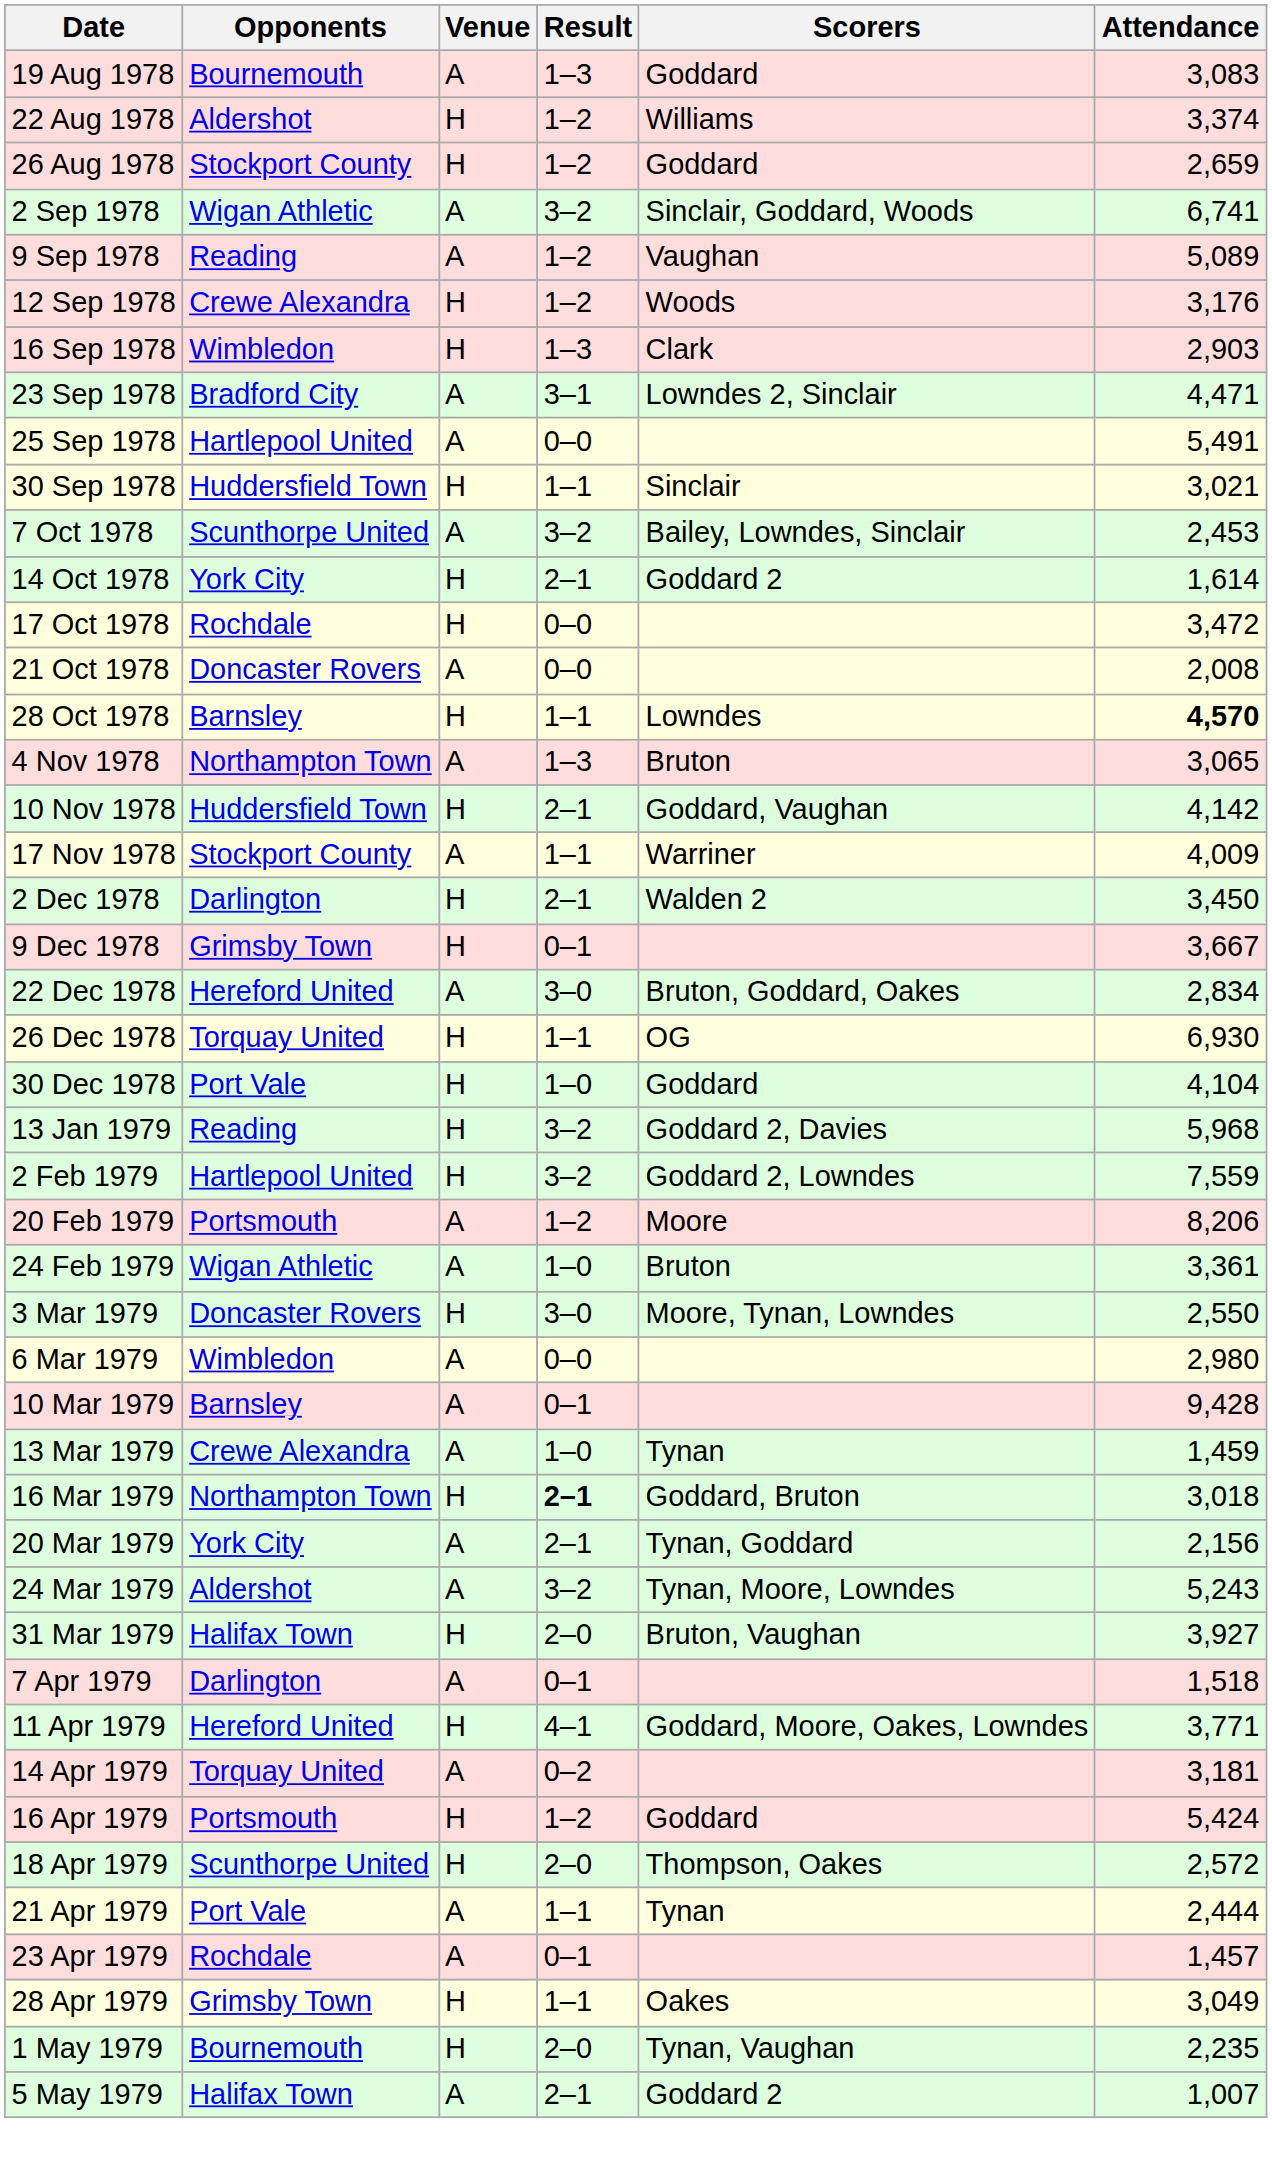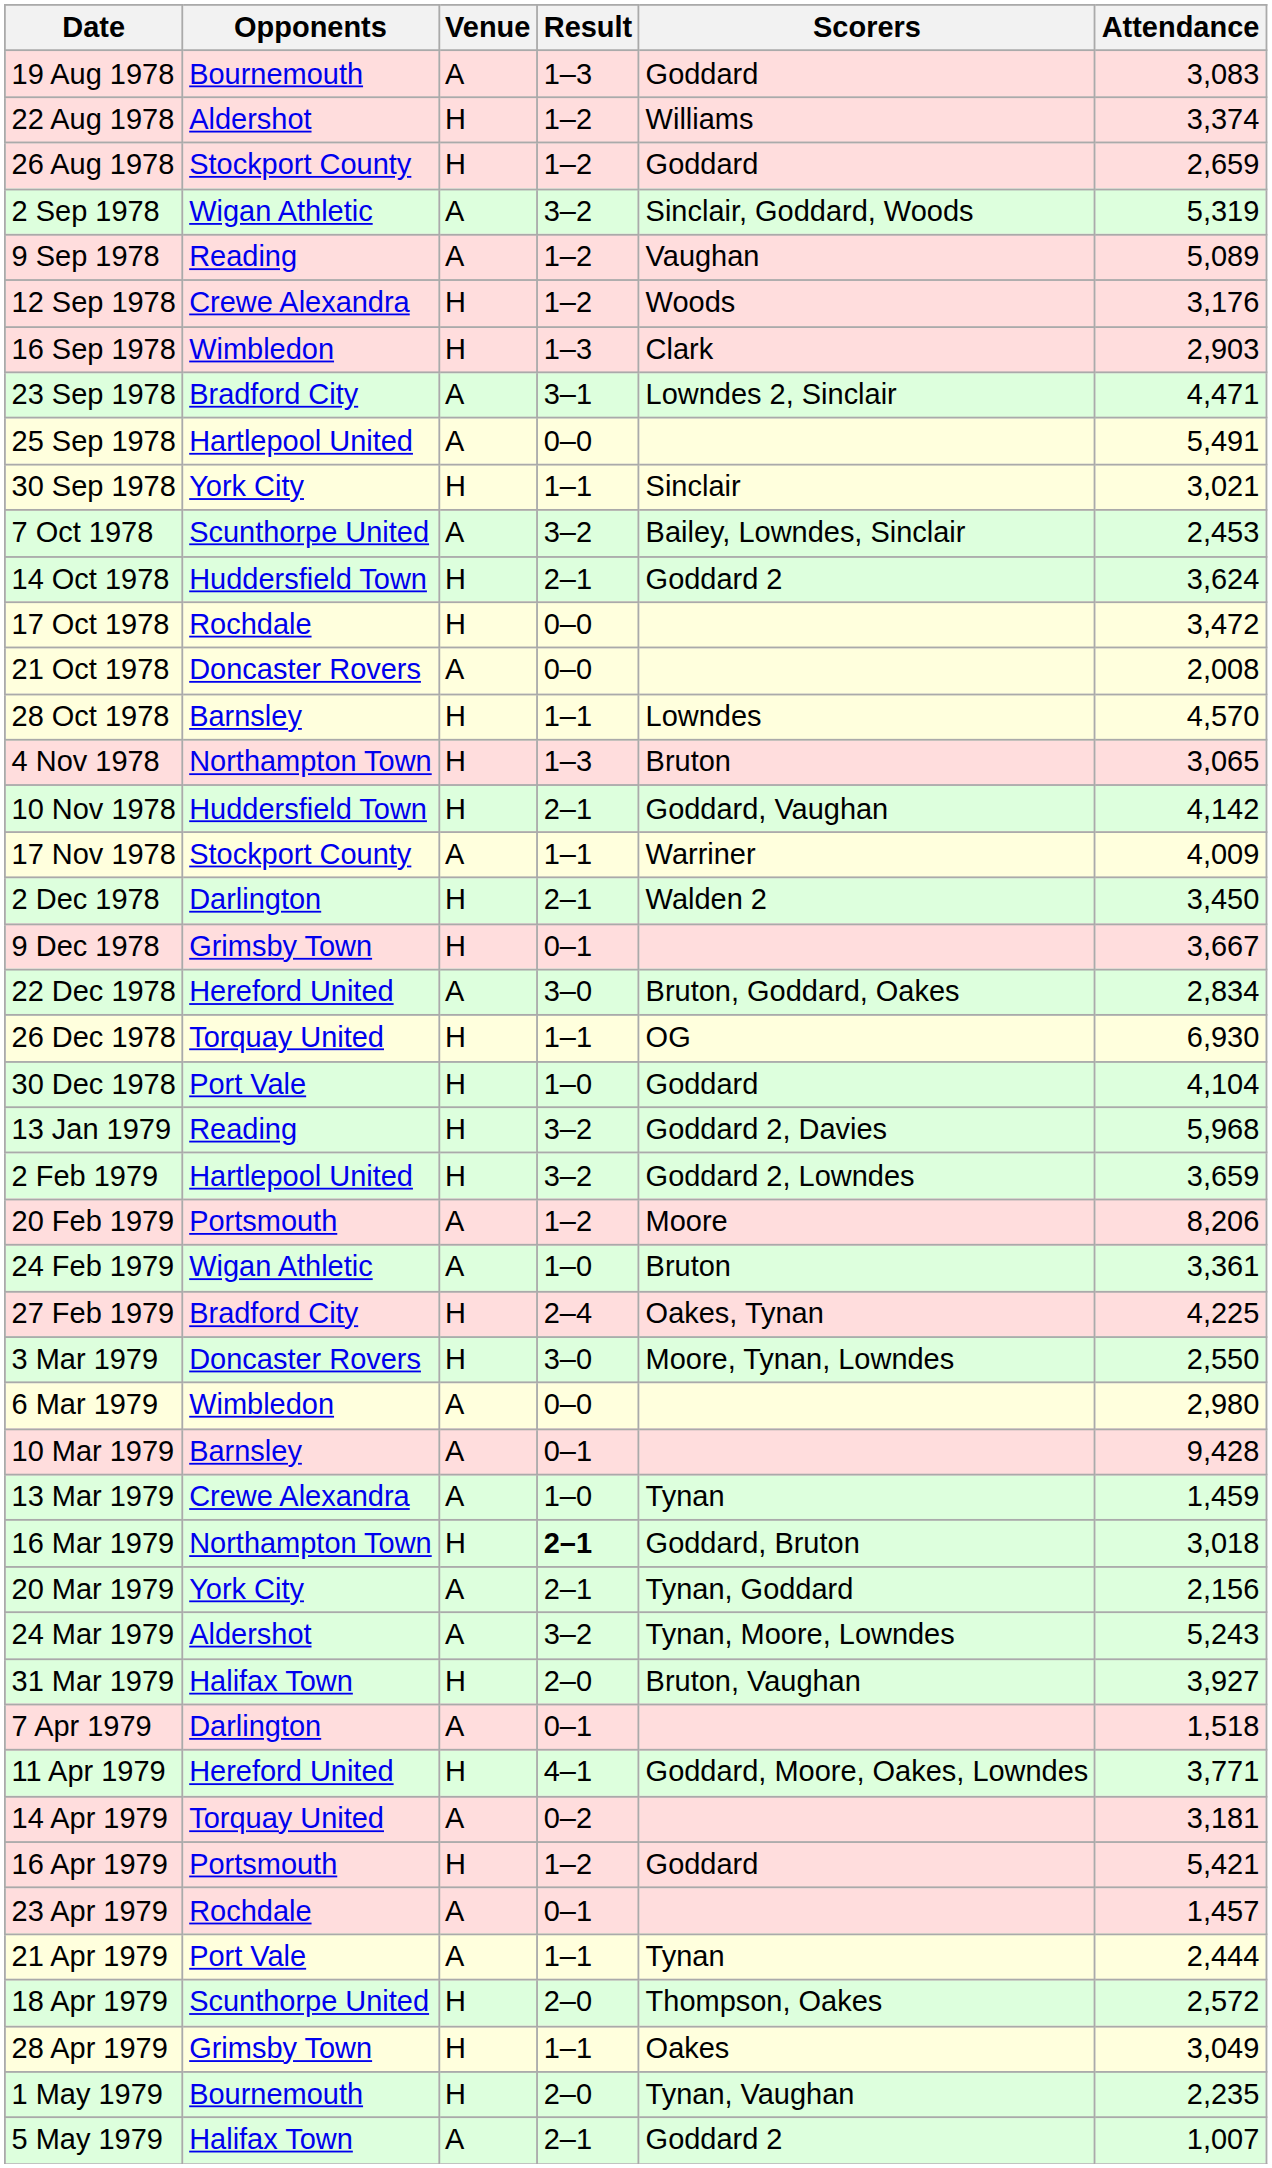(1223, 211) 6,741 -> (1223, 211) 5,319
(308, 486) Huddersfield Town -> (247, 486) York City
(247, 578) York City -> (308, 578) Huddersfield Town
(1223, 578) 1,614 -> (1223, 578) 3,624
(1223, 716) bold -> (1223, 716) normal
(455, 762) A -> (456, 762) H
(1223, 1175) 7,559 -> (1223, 1175) 3,659
+ row: (93, 1313)
(1223, 1818) 5,424 -> (1223, 1864) 5,421
rows swapped: (90, 1864) <-> (90, 1956)
